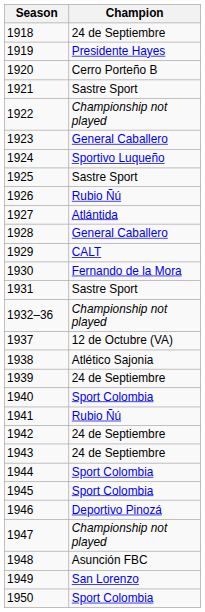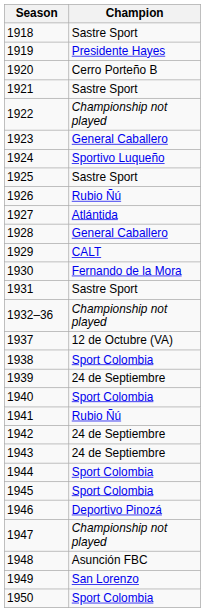(118, 32) 24 de Septiembre -> (105, 32) Sastre Sport
(113, 359) Atlético Sajonia -> (113, 359) Sport Colombia
